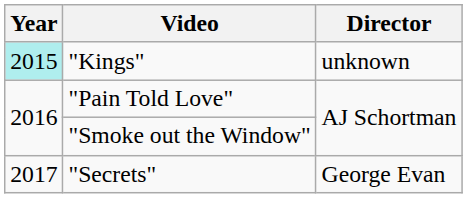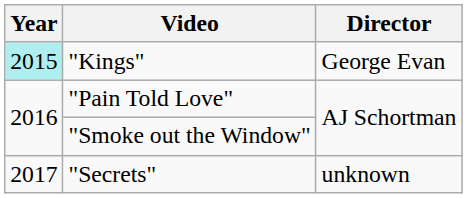(366, 60) unknown -> (384, 60) George Evan
(384, 173) George Evan -> (366, 173) unknown
